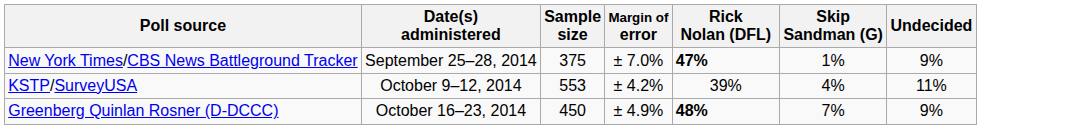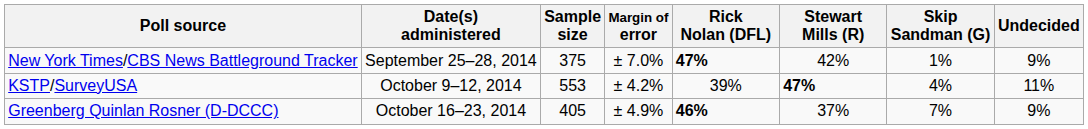+ column: (833, 26)
(573, 111) 450 -> (573, 111) 405
(692, 111) 48% -> (692, 111) 46%
